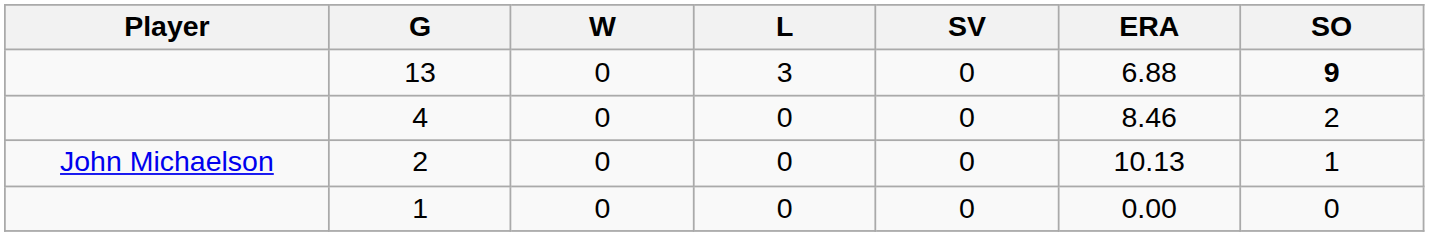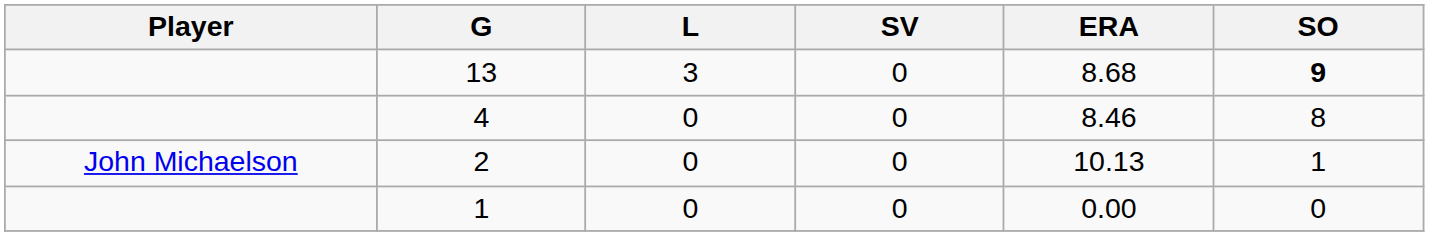- column: (602, 27)
(1149, 72) 6.88 -> (1109, 72) 8.68
(1332, 117) 2 -> (1318, 117) 8
